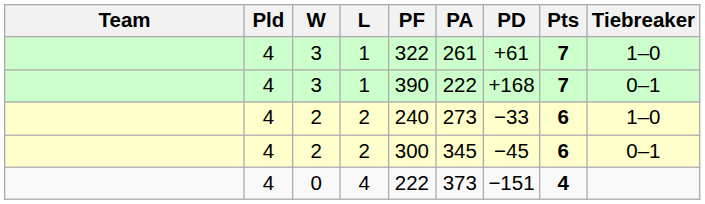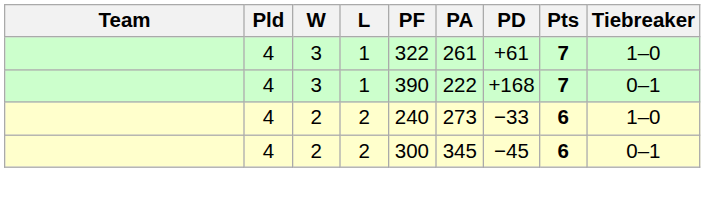- row: (316, 183)
